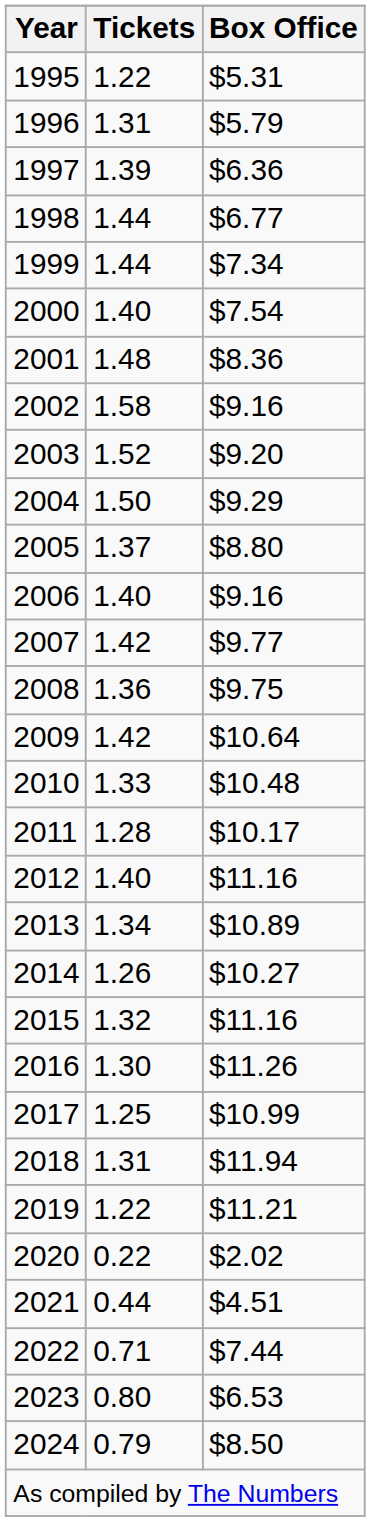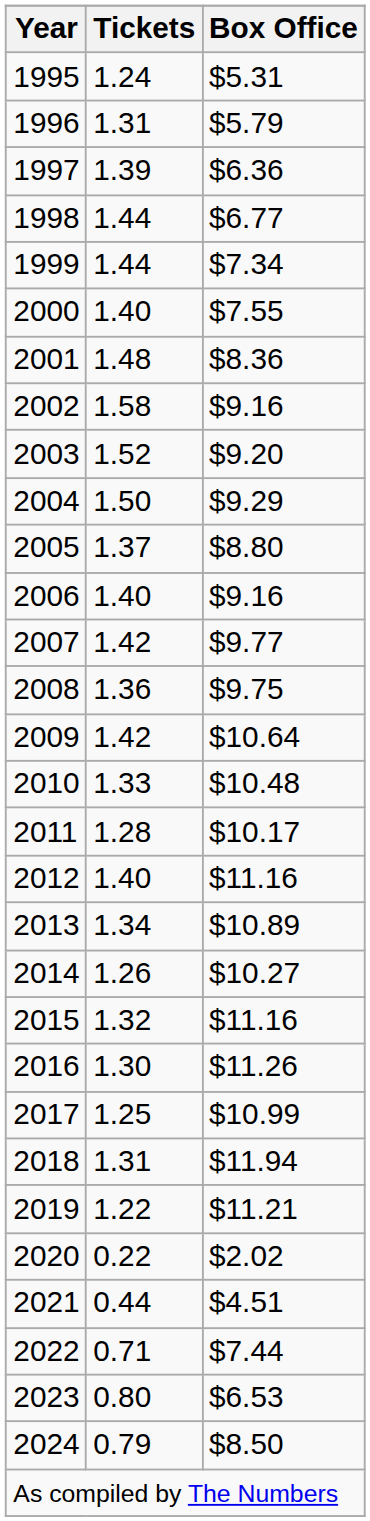(122, 76) 1.22 -> (122, 76) 1.24
(246, 312) $7.54 -> (246, 312) $7.55
